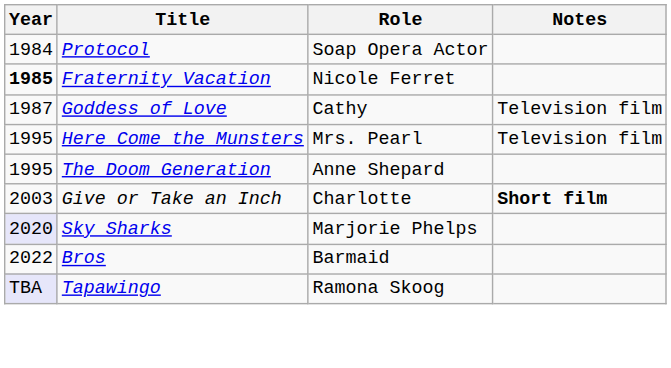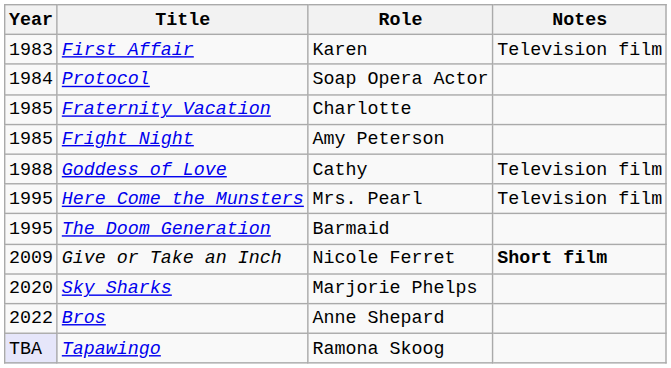+ row: (128, 50)
(31, 79) bold -> (31, 109) normal
(384, 79) Nicole Ferret -> (362, 109) Charlotte
+ row: (128, 139)
(31, 109) 1987 -> (31, 169) 1988
(379, 169) Anne Shepard -> (351, 229) Barmaid
(31, 199) 2003 -> (31, 259) 2009
(362, 199) Charlotte -> (384, 259) Nicole Ferret
(31, 229) lavender background -> (31, 289) no background
(351, 259) Barmaid -> (379, 318) Anne Shepard
